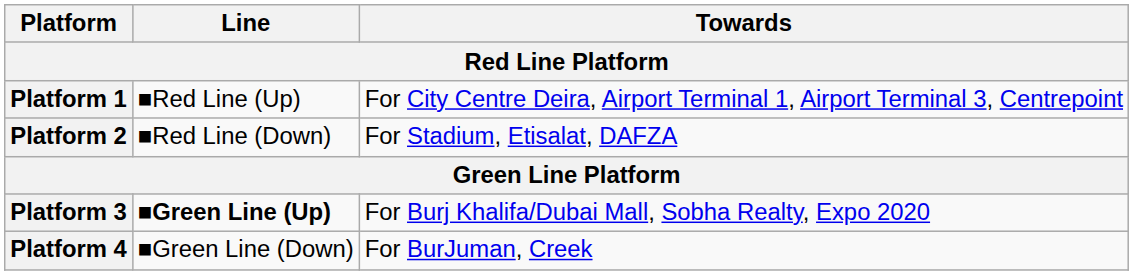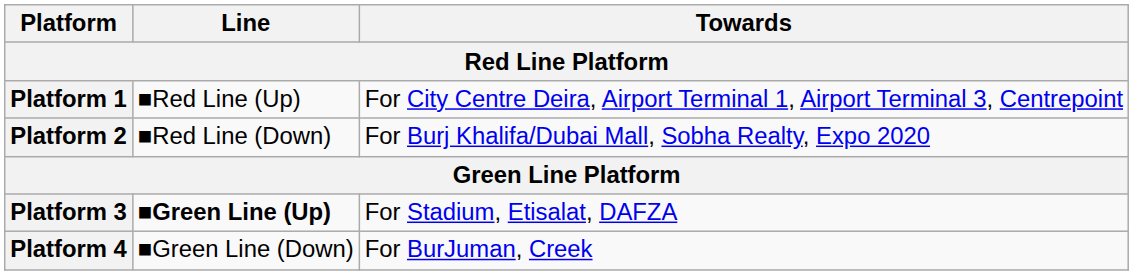(521, 136) For Stadium, Etisalat, DAFZA -> (647, 136) For Burj Khalifa/Dubai Mall, Sobha Realty, Expo 2020
(647, 212) For Burj Khalifa/Dubai Mall, Sobha Realty, Expo 2020 -> (521, 212) For Stadium, Etisalat, DAFZA
